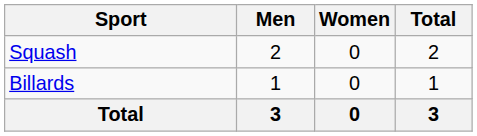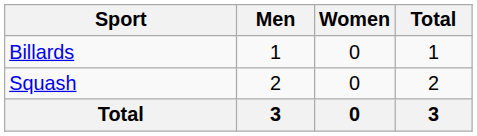rows swapped: (42, 83) <-> (43, 51)
